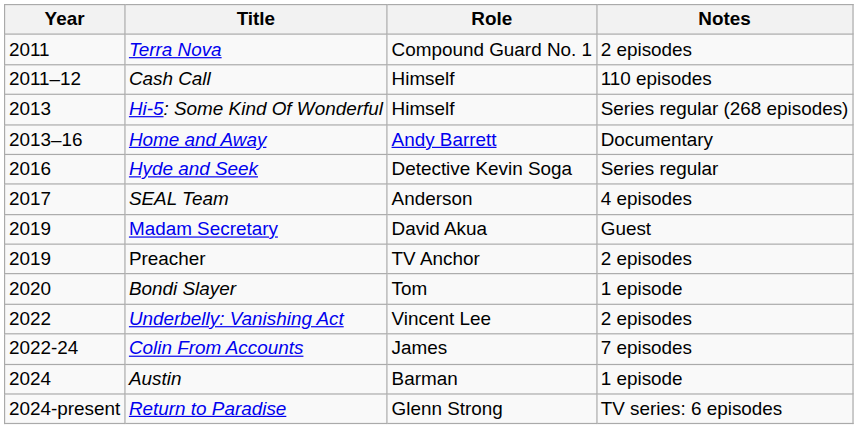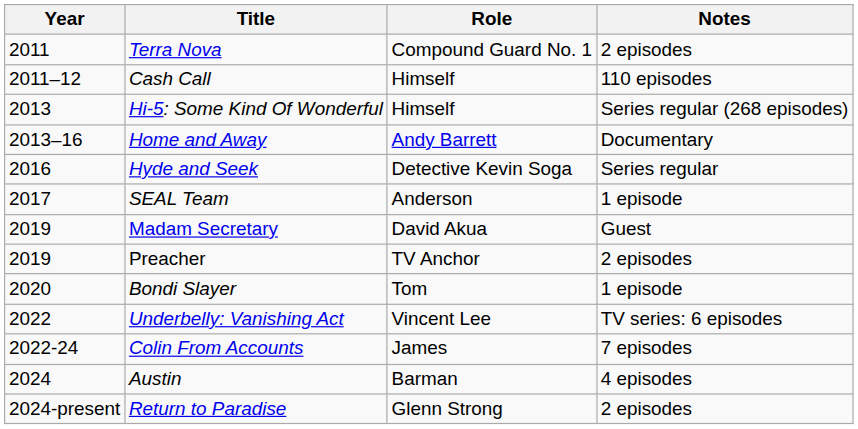(646, 199) 4 episodes -> (642, 199) 1 episode
(646, 318) 2 episodes -> (691, 318) TV series: 6 episodes
(642, 378) 1 episode -> (646, 378) 4 episodes
(691, 408) TV series: 6 episodes -> (646, 408) 2 episodes
